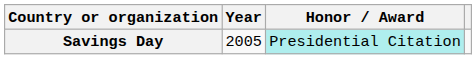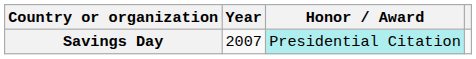(244, 42) 2005 -> (244, 42) 2007
